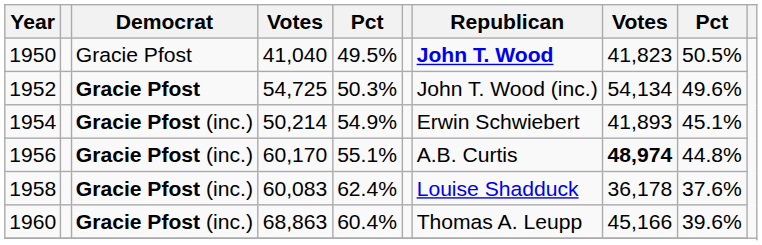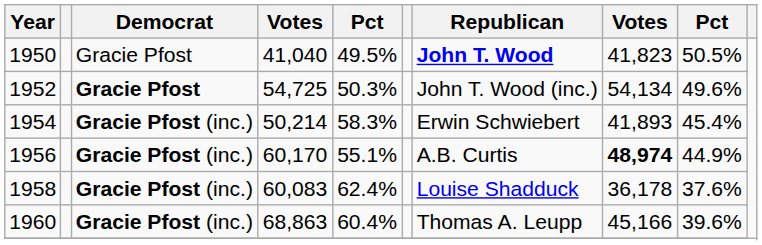(367, 122) 54.9% -> (367, 122) 58.3%
(712, 122) 45.1% -> (712, 122) 45.4%
(712, 155) 44.8% -> (712, 155) 44.9%
